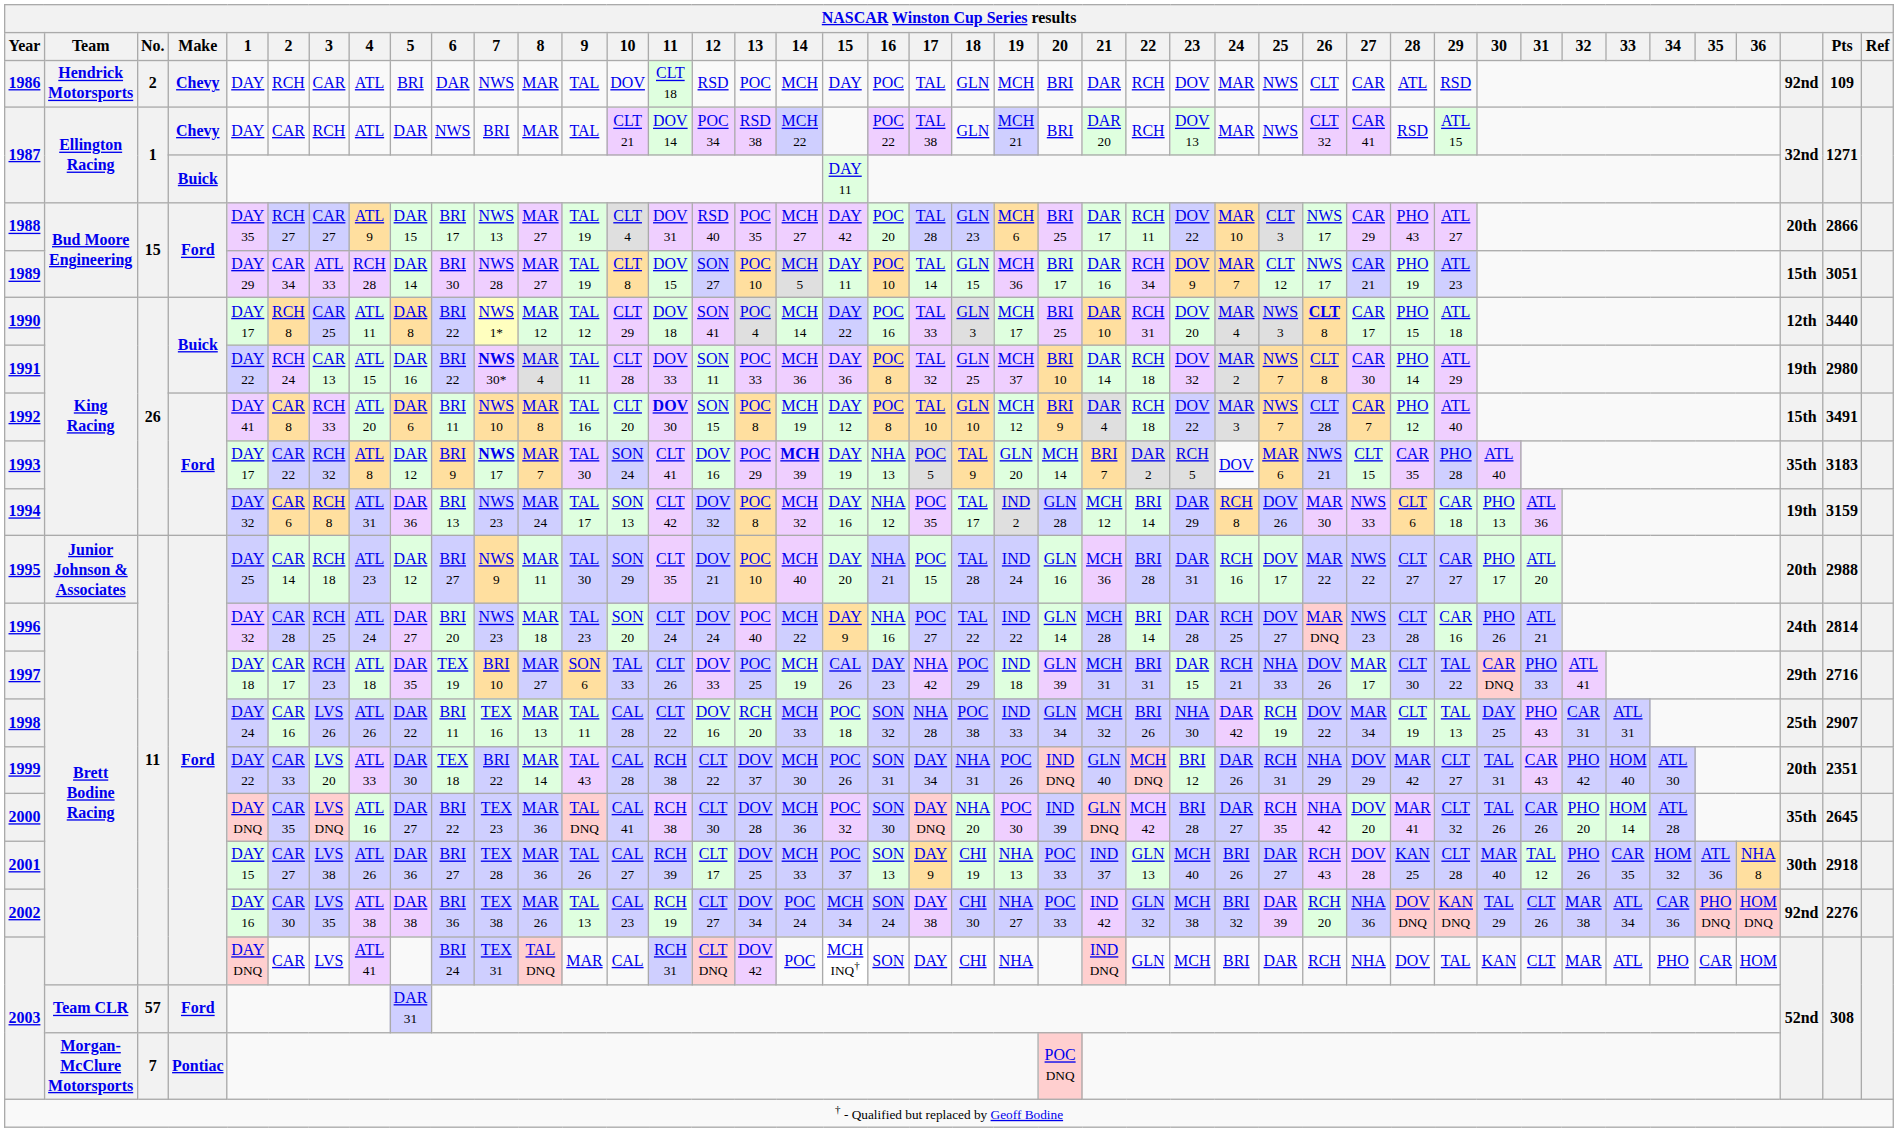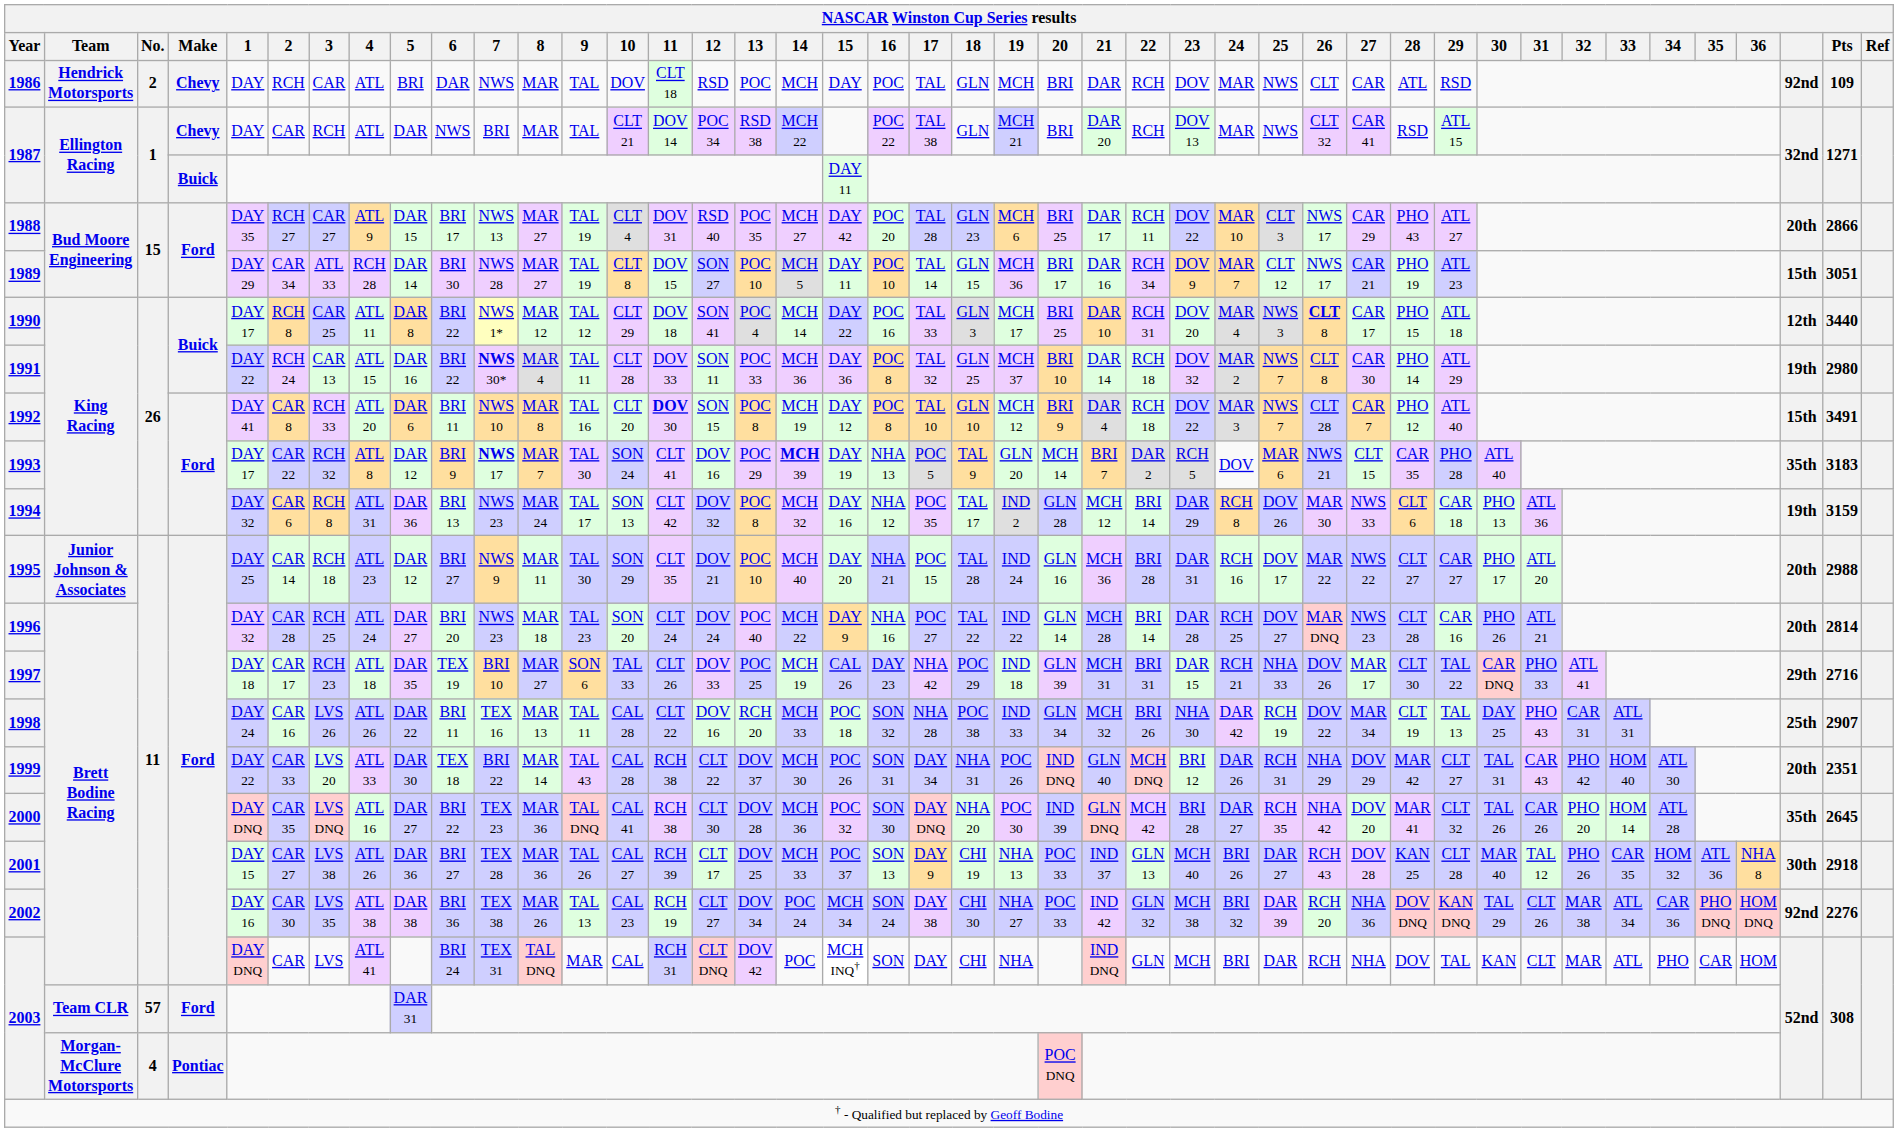(1802, 627) 24th -> (1802, 627) 20th
(153, 1065) 7 -> (153, 1065) 4
